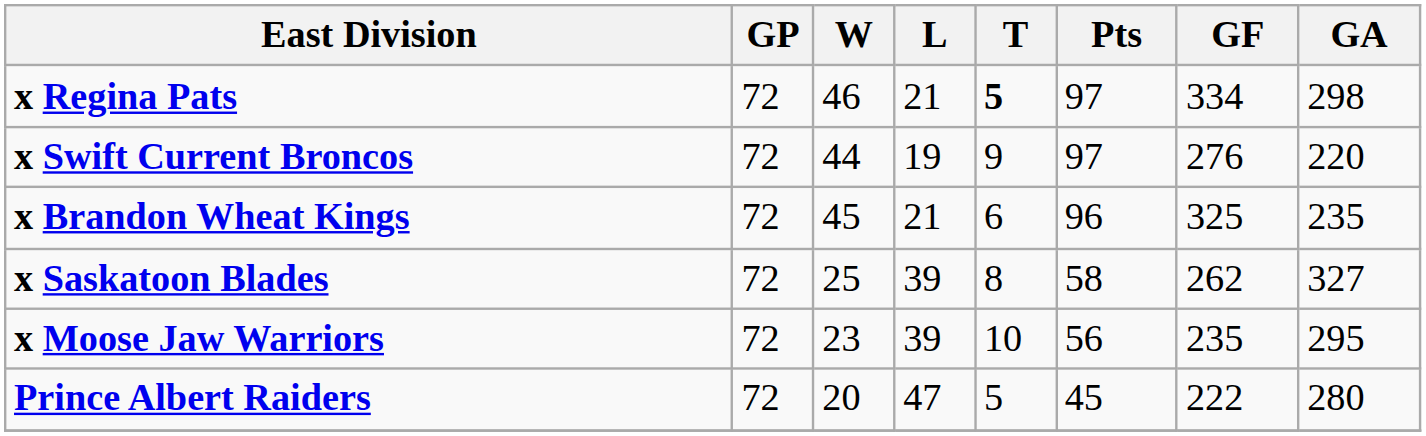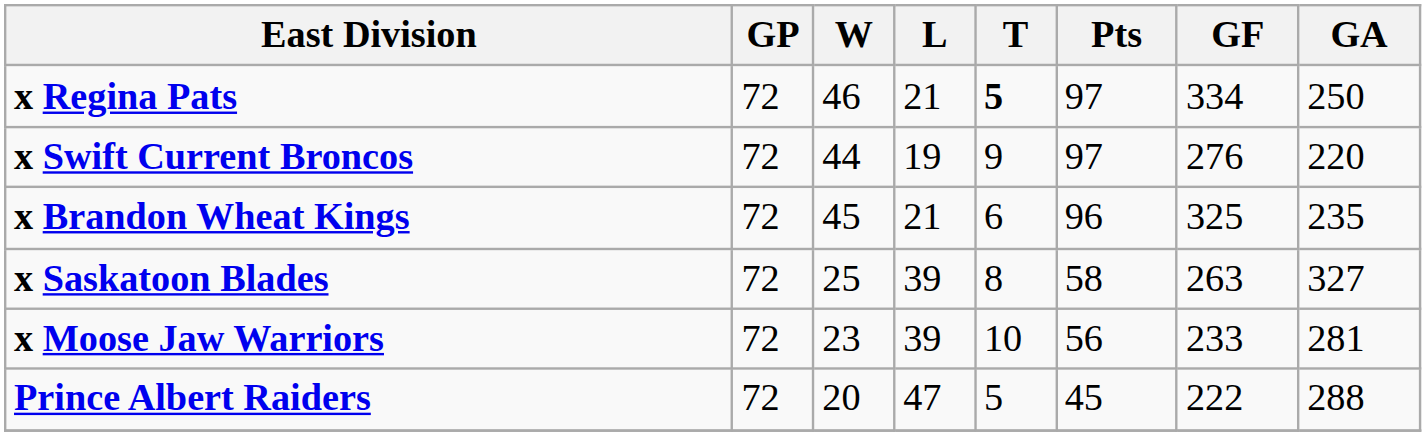(1336, 95) 298 -> (1336, 95) 250
(1215, 277) 262 -> (1215, 277) 263
(1215, 338) 235 -> (1215, 338) 233
(1336, 338) 295 -> (1336, 338) 281
(1336, 398) 280 -> (1336, 398) 288
